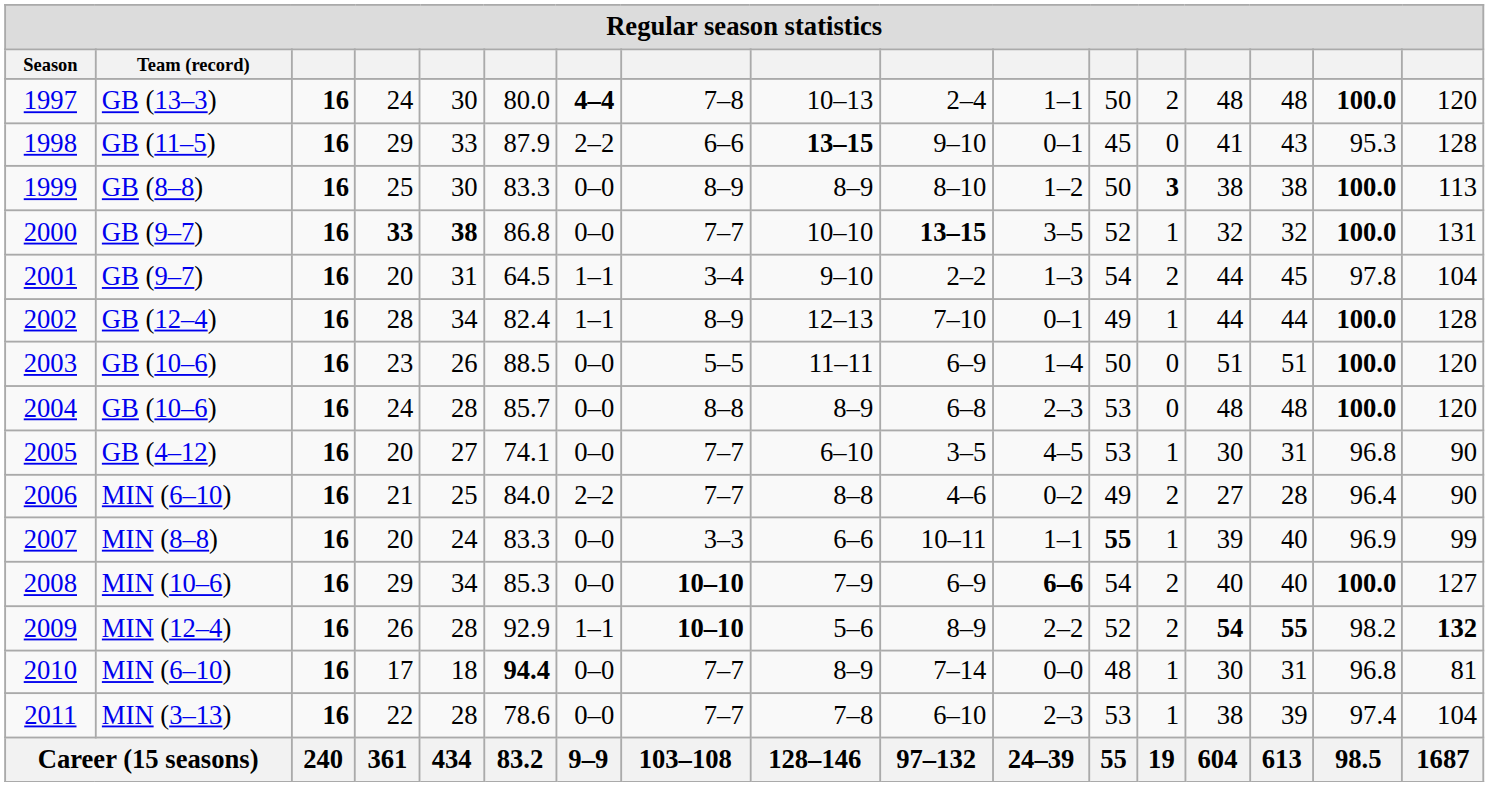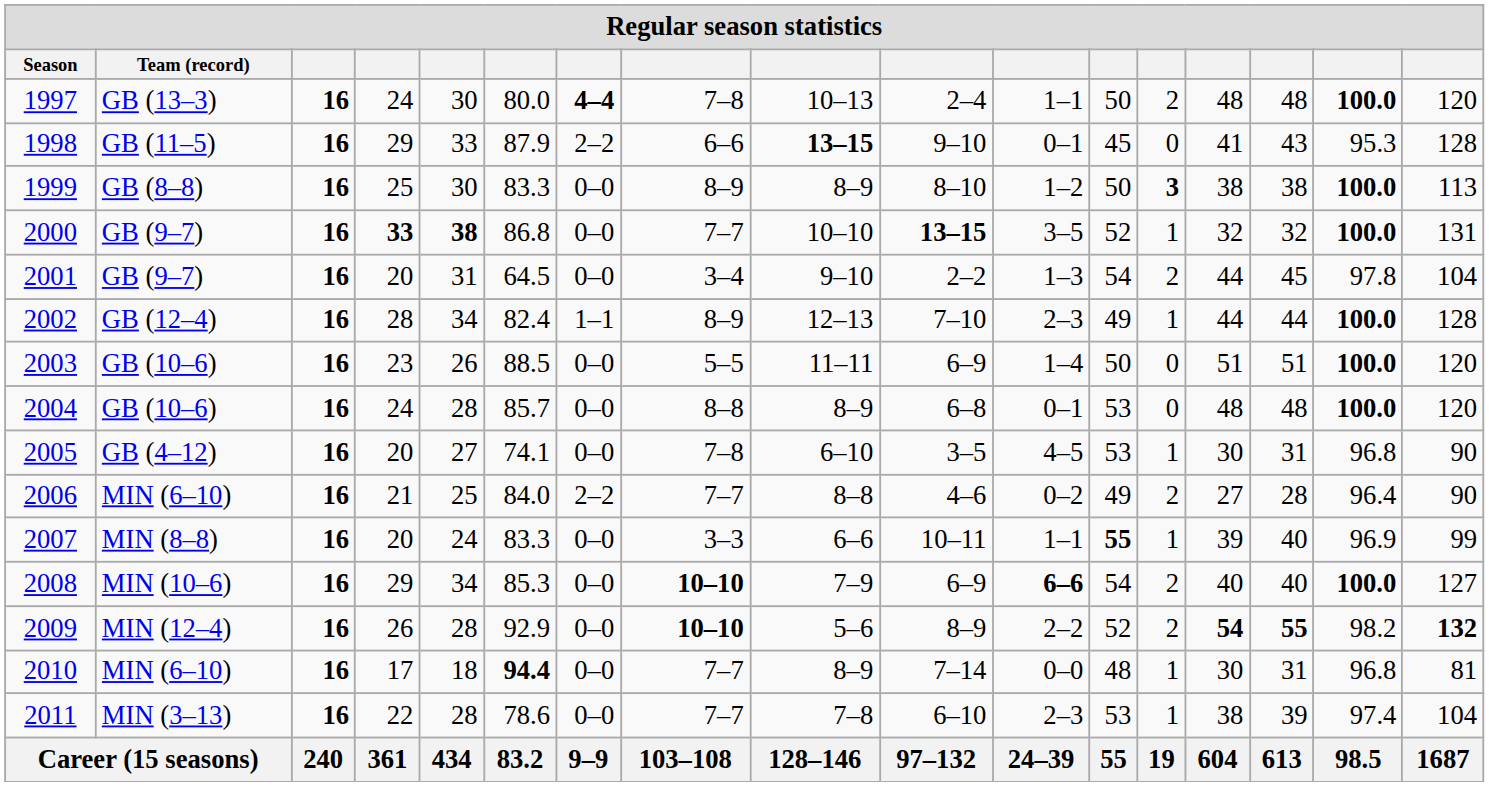(594, 275) 1–1 -> (594, 275) 0–0
(1063, 319) 0–1 -> (1063, 319) 2–3
(1063, 407) 2–3 -> (1063, 407) 0–1
(724, 451) 7–7 -> (724, 451) 7–8
(594, 627) 1–1 -> (594, 627) 0–0
